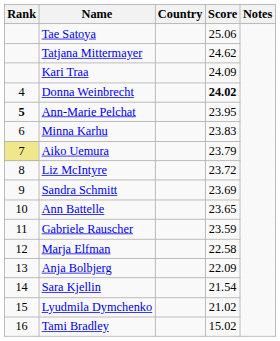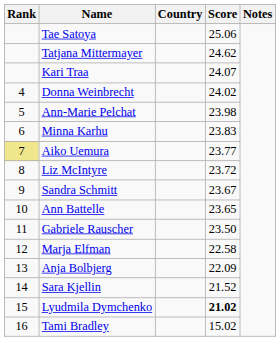(223, 72) 24.09 -> (223, 72) 24.07
(223, 92) bold -> (223, 92) normal
(22, 111) bold -> (22, 111) normal
(223, 111) 23.95 -> (223, 111) 23.98
(223, 151) 23.79 -> (223, 151) 23.77
(223, 190) 23.69 -> (223, 190) 23.67
(223, 229) 23.59 -> (223, 229) 23.50
(223, 287) 21.54 -> (223, 287) 21.52
(223, 307) normal -> (223, 307) bold
